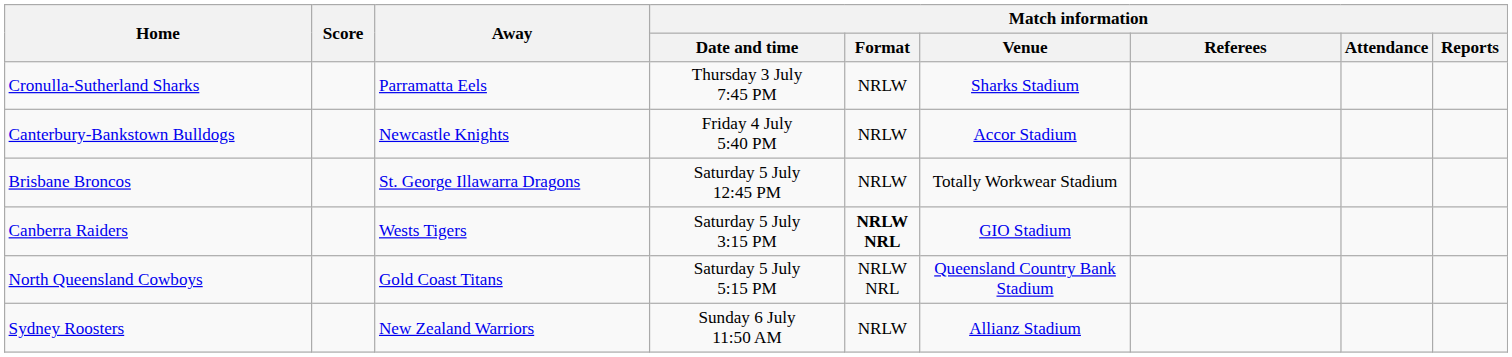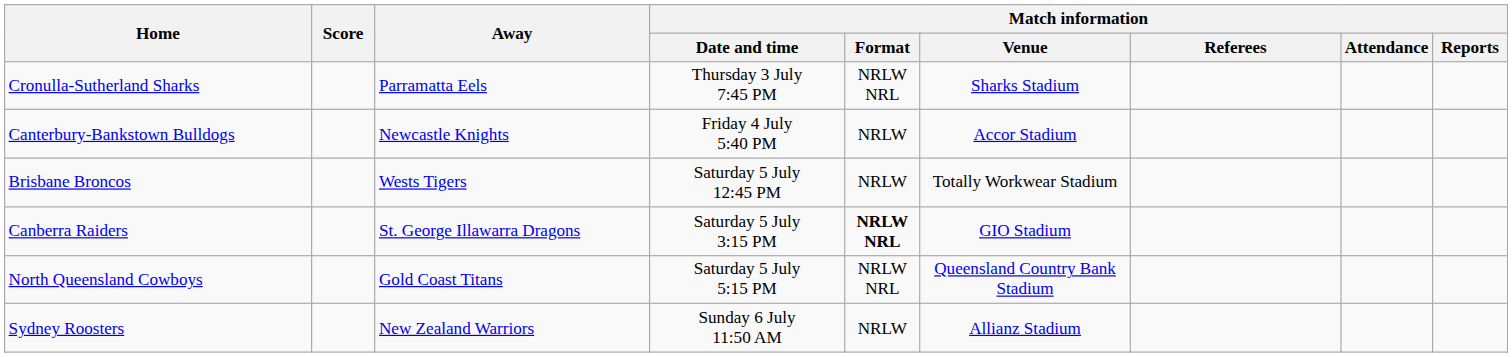(882, 85) NRLW -> (882, 85) NRLW NRL
(480, 182) St. George Illawarra Dragons -> (423, 182) Wests Tigers
(423, 231) Wests Tigers -> (480, 231) St. George Illawarra Dragons
